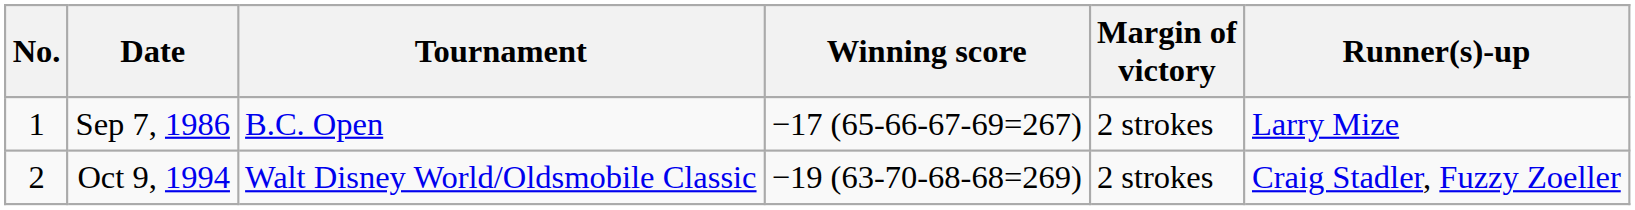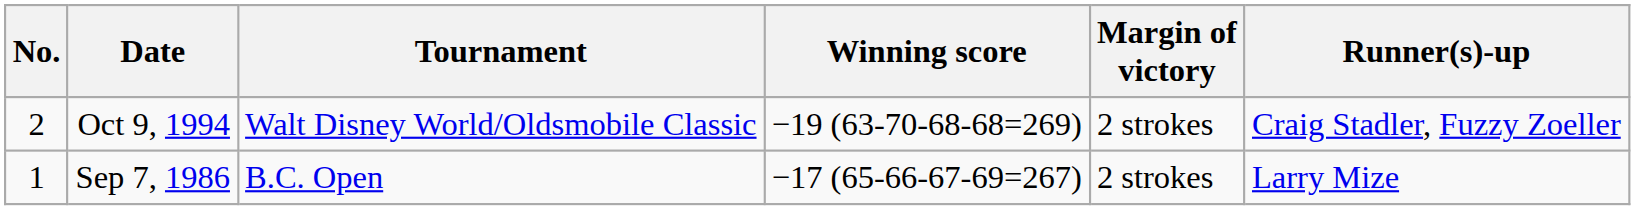rows swapped: (153, 123) <-> (154, 177)
